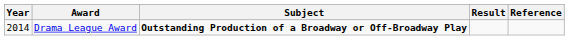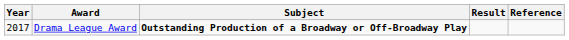(18, 28) 2014 -> (18, 28) 2017
